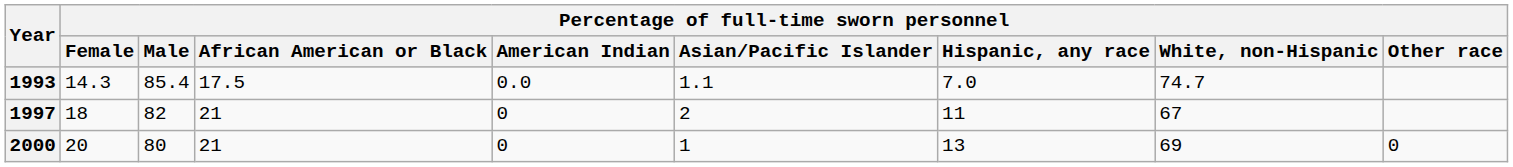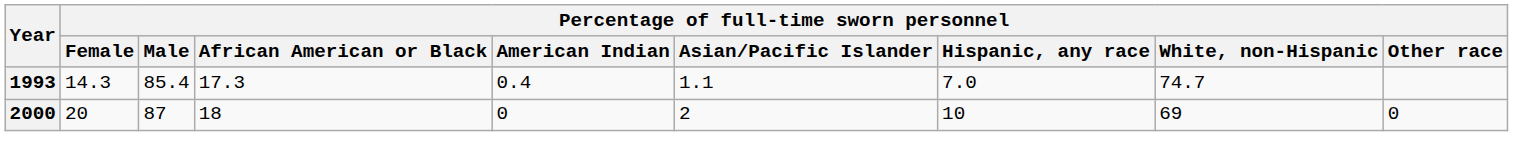(222, 83) 17.5 -> (222, 83) 17.3
(514, 83) 0.0 -> (514, 83) 0.4
- row: (33, 114)
(155, 146) 80 -> (155, 114) 87
(210, 146) 21 -> (210, 114) 18
(685, 146) 1 -> (685, 114) 2
(954, 146) 13 -> (954, 114) 10
